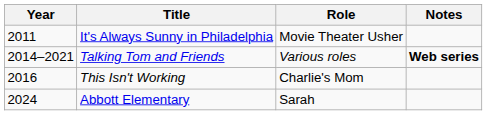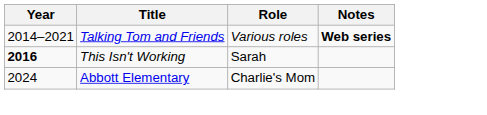- row: (177, 36)
(22, 78) normal -> (22, 57) bold
(321, 78) Charlie's Mom -> (248, 57) Sarah
(297, 99) Sarah -> (273, 78) Charlie's Mom
